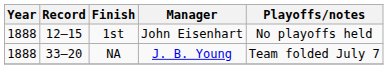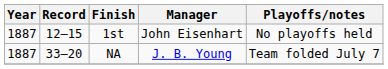(22, 34) 1888 -> (22, 34) 1887
(22, 54) 1888 -> (22, 54) 1887
